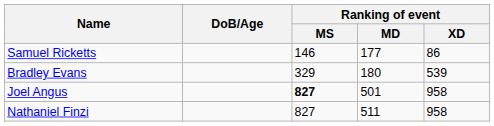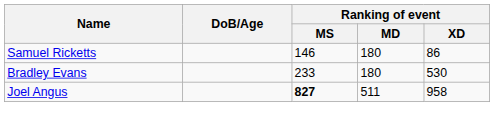(371, 53) 177 -> (371, 53) 180
(305, 73) 329 -> (305, 73) 233
(437, 73) 539 -> (437, 73) 530
(371, 92) 501 -> (370, 92) 511
- row: (48, 112)
